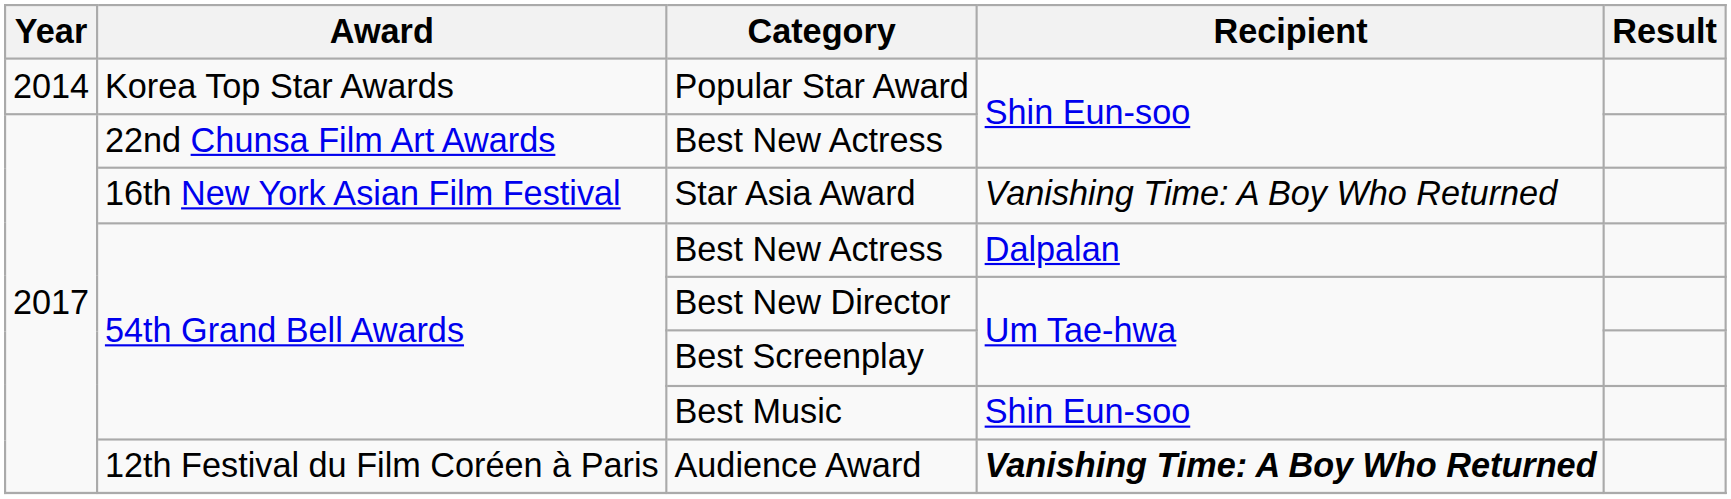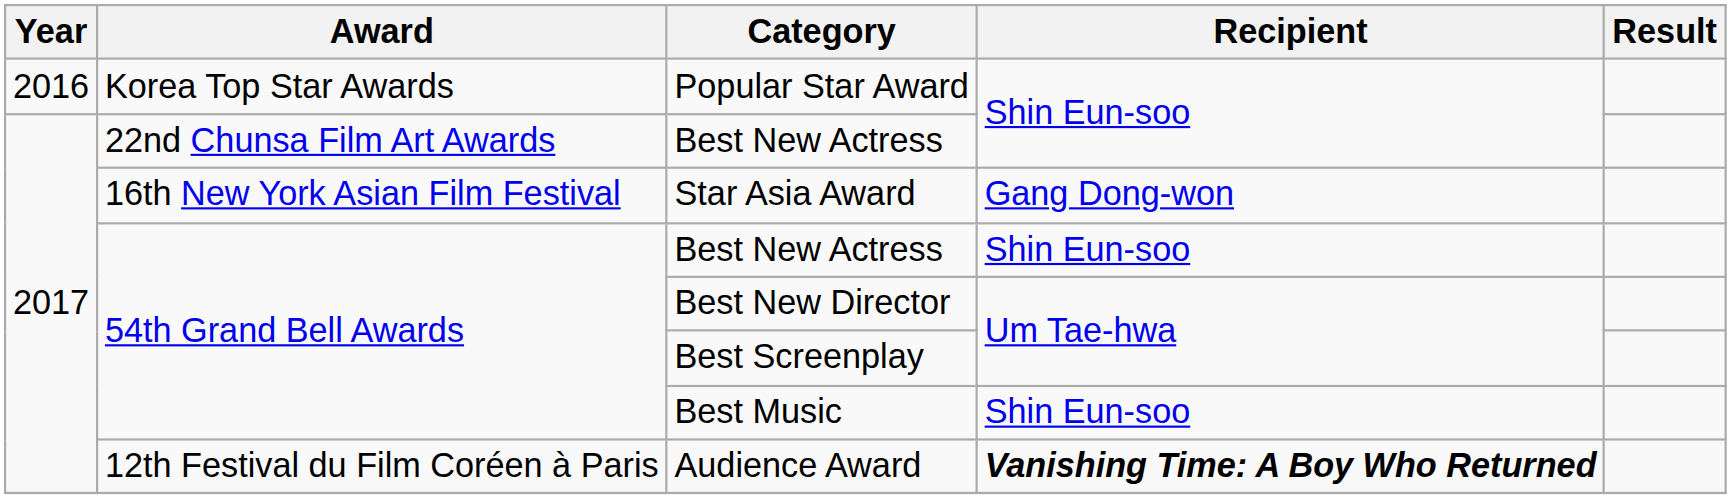(51, 85) 2014 -> (51, 85) 2016
(1271, 194) Vanishing Time: A Boy Who Returned -> (1109, 194) Gang Dong-won
(1052, 248) Dalpalan -> (1087, 248) Shin Eun-soo
